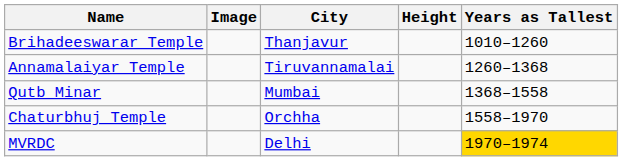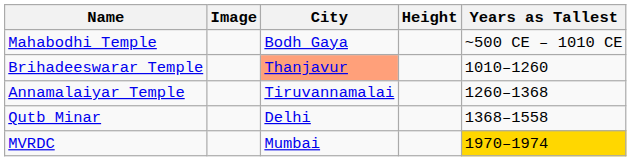+ row: (83, 42)
(306, 42) no background -> (306, 68) lightsalmon background
(292, 93) Mumbai -> (288, 118) Delhi
- row: (87, 118)
(288, 143) Delhi -> (292, 143) Mumbai
